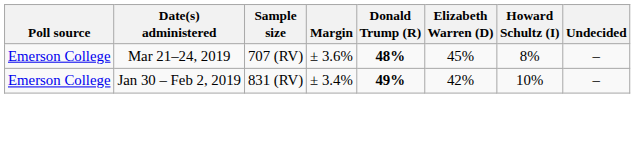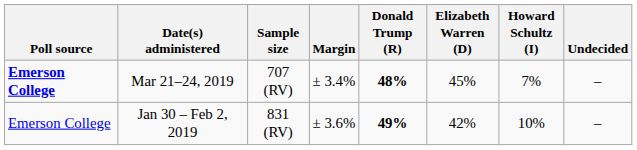(59, 56) normal -> (36, 81) bold
(331, 56) ± 3.6% -> (334, 81) ± 3.4%
(530, 56) 8% -> (531, 81) 7%
(331, 80) ± 3.4% -> (334, 123) ± 3.6%
